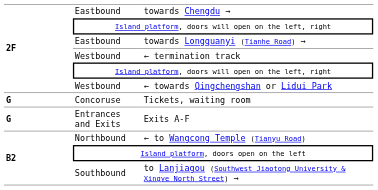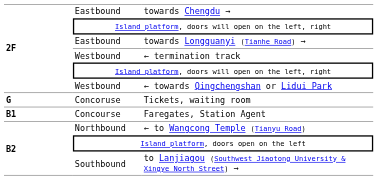- row: (98, 119)
+ row: (98, 114)
